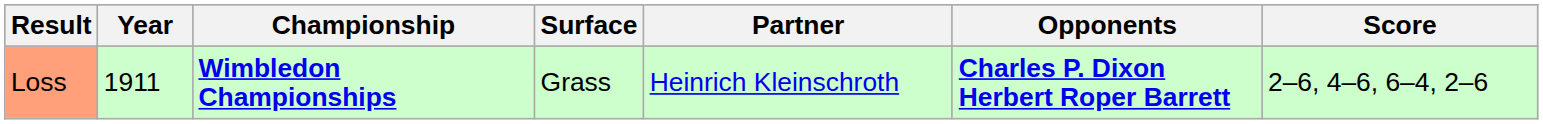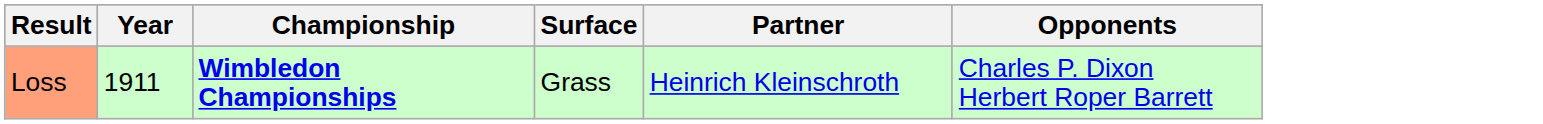- column: (1400, 25)
(1095, 82) bold -> (1086, 82) normal
